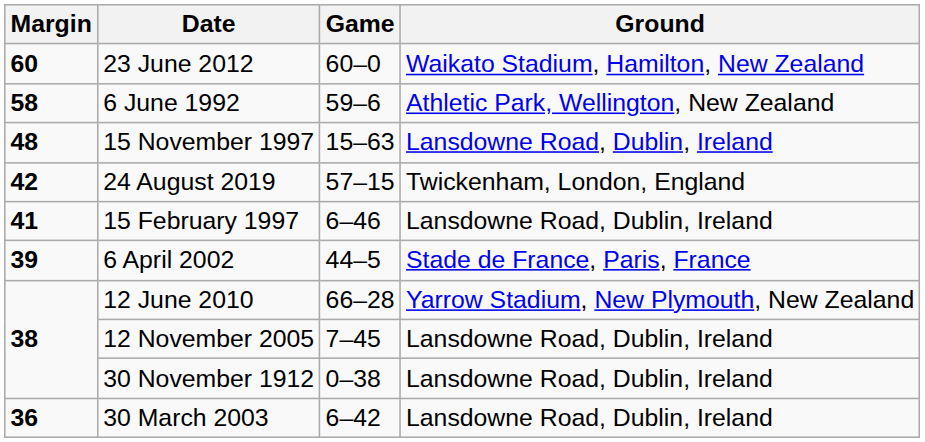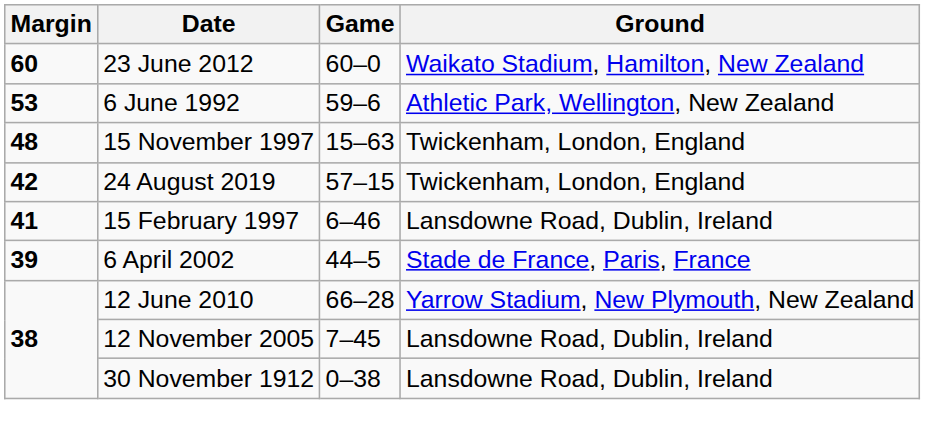(24, 102) 58 -> (24, 102) 53
(589, 142) Lansdowne Road, Dublin, Ireland -> (576, 142) Twickenham, London, England
- row: (186, 417)
